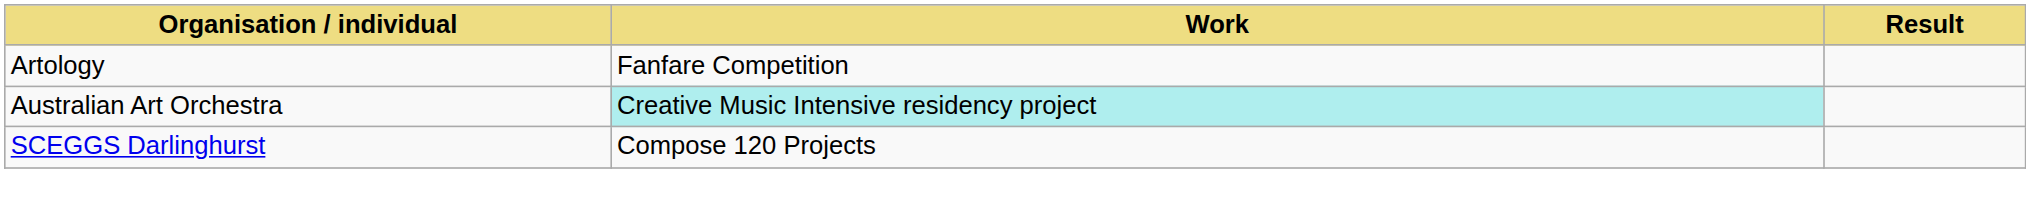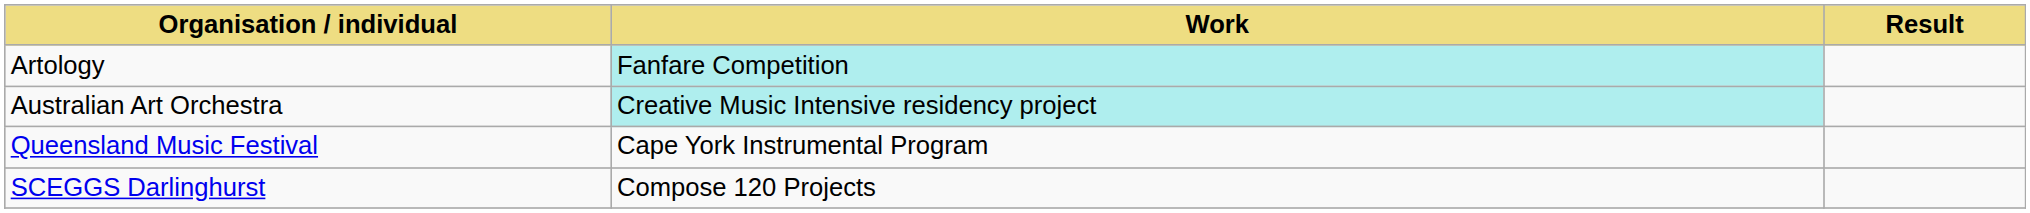(733, 65) no background -> (733, 65) paleturquoise background
+ row: (164, 146)
